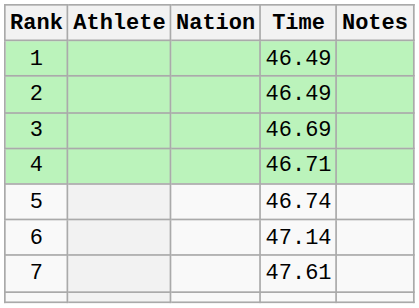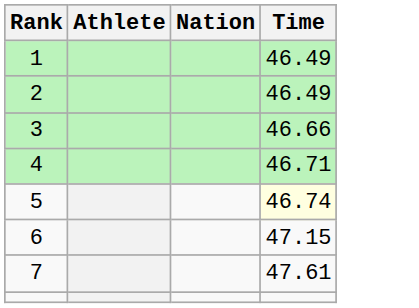- column: (375, 23)
(299, 130) 46.69 -> (299, 130) 46.66
(299, 202) no background -> (299, 202) lightyellow background
(299, 238) 47.14 -> (299, 238) 47.15
